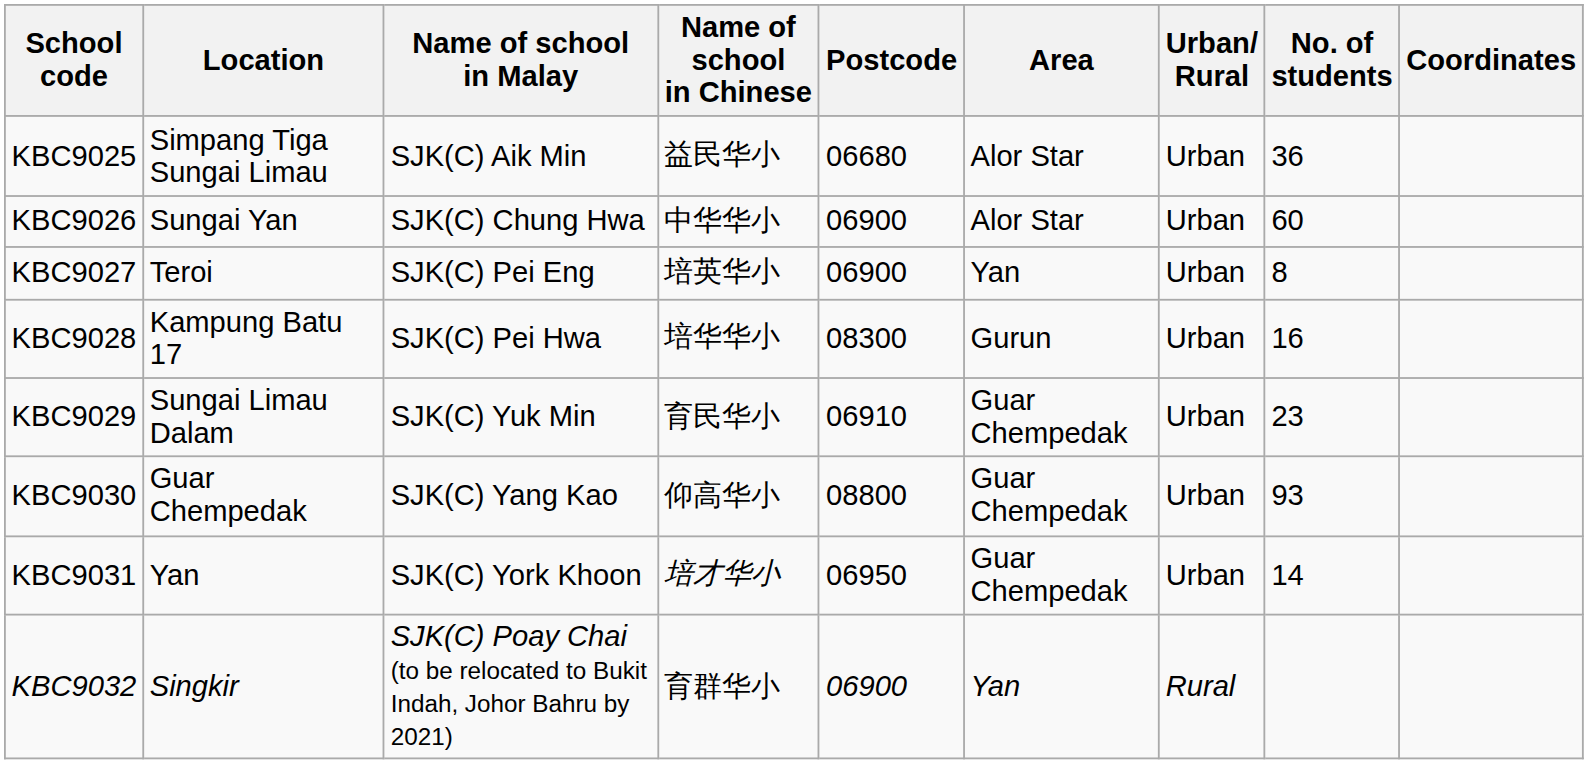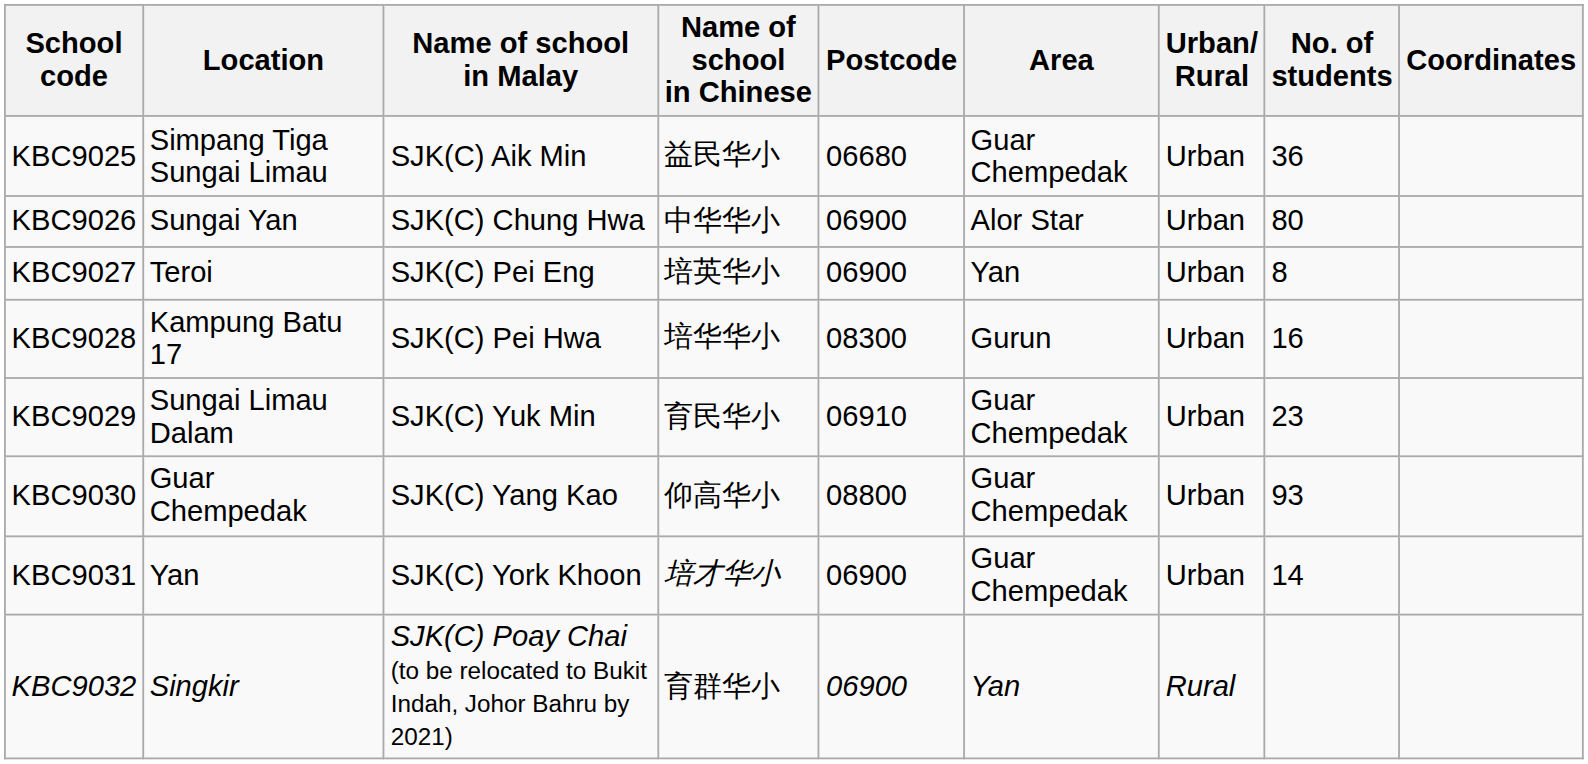(1027, 155) Alor Star -> (1049, 155) Guar Chempedak
(1288, 220) 60 -> (1288, 220) 80
(867, 574) 06950 -> (867, 574) 06900
